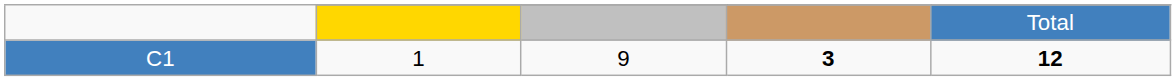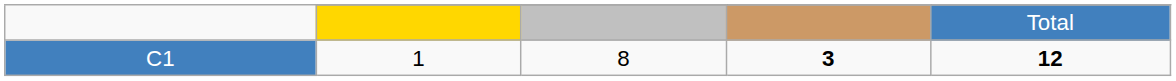(623, 58) 9 -> (623, 58) 8
